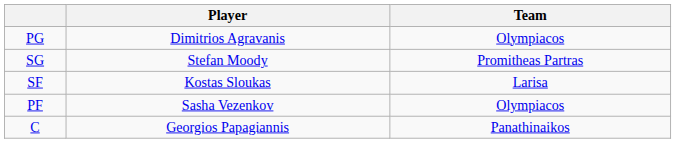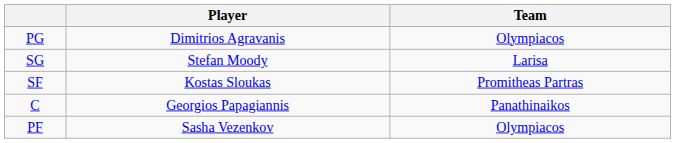(530, 60) Promitheas Partras -> (530, 60) Larisa
(530, 82) Larisa -> (530, 82) Promitheas Partras
rows swapped: (35, 104) <-> (35, 127)
